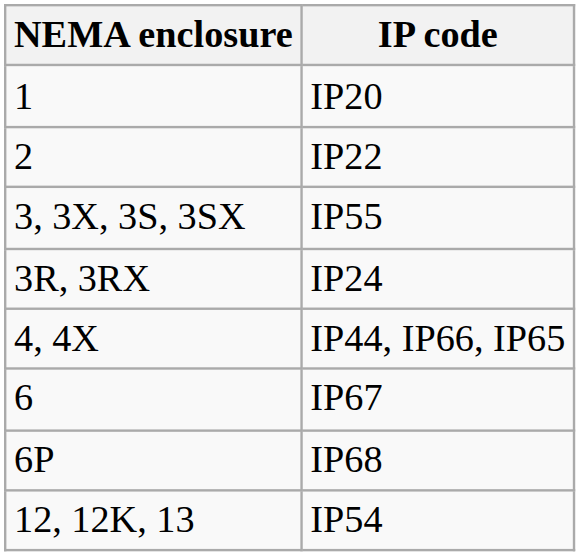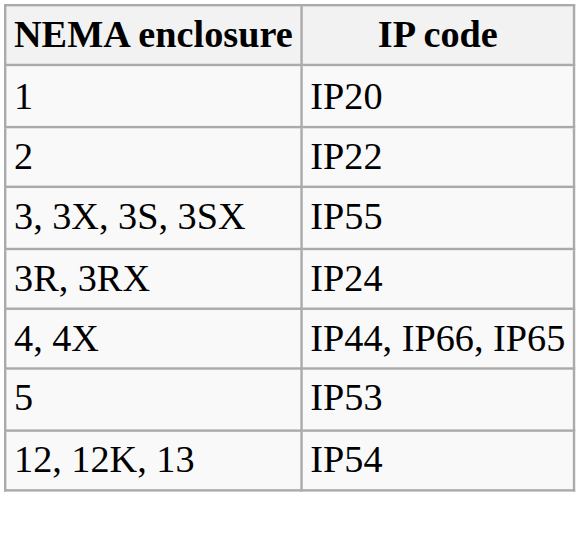+ row: (346, 398)
- row: (346, 398)
- row: (346, 459)
